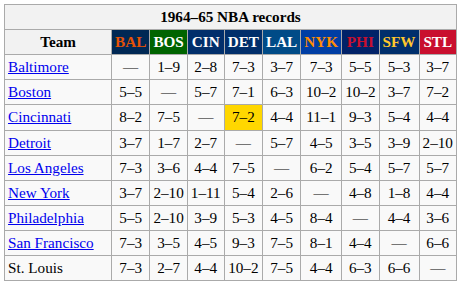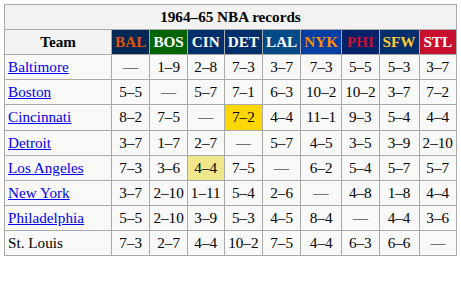(206, 167) no background -> (206, 167) khaki background
- row: (51, 242)
